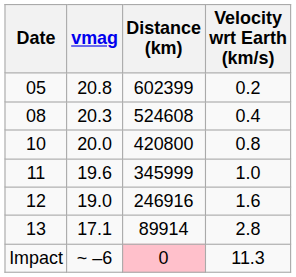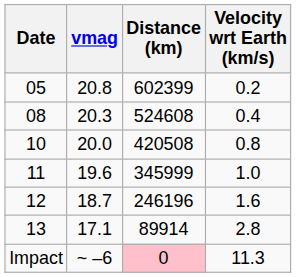(164, 144) 420800 -> (164, 144) 420508
(95, 201) 19.0 -> (95, 201) 18.7
(164, 201) 246916 -> (164, 201) 246196
